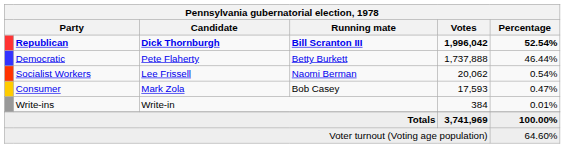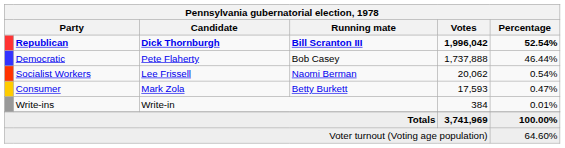(320, 58) Betty Burkett -> (316, 58) Bob Casey
(316, 89) Bob Casey -> (320, 89) Betty Burkett
